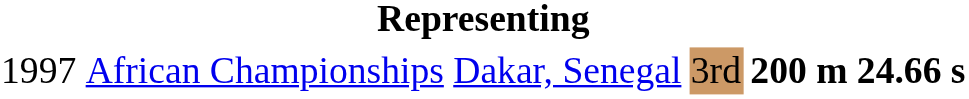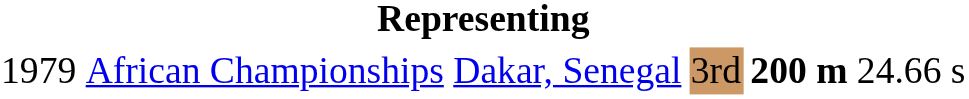(39, 70) 1997 -> (39, 70) 1979
(911, 70) bold -> (911, 70) normal
